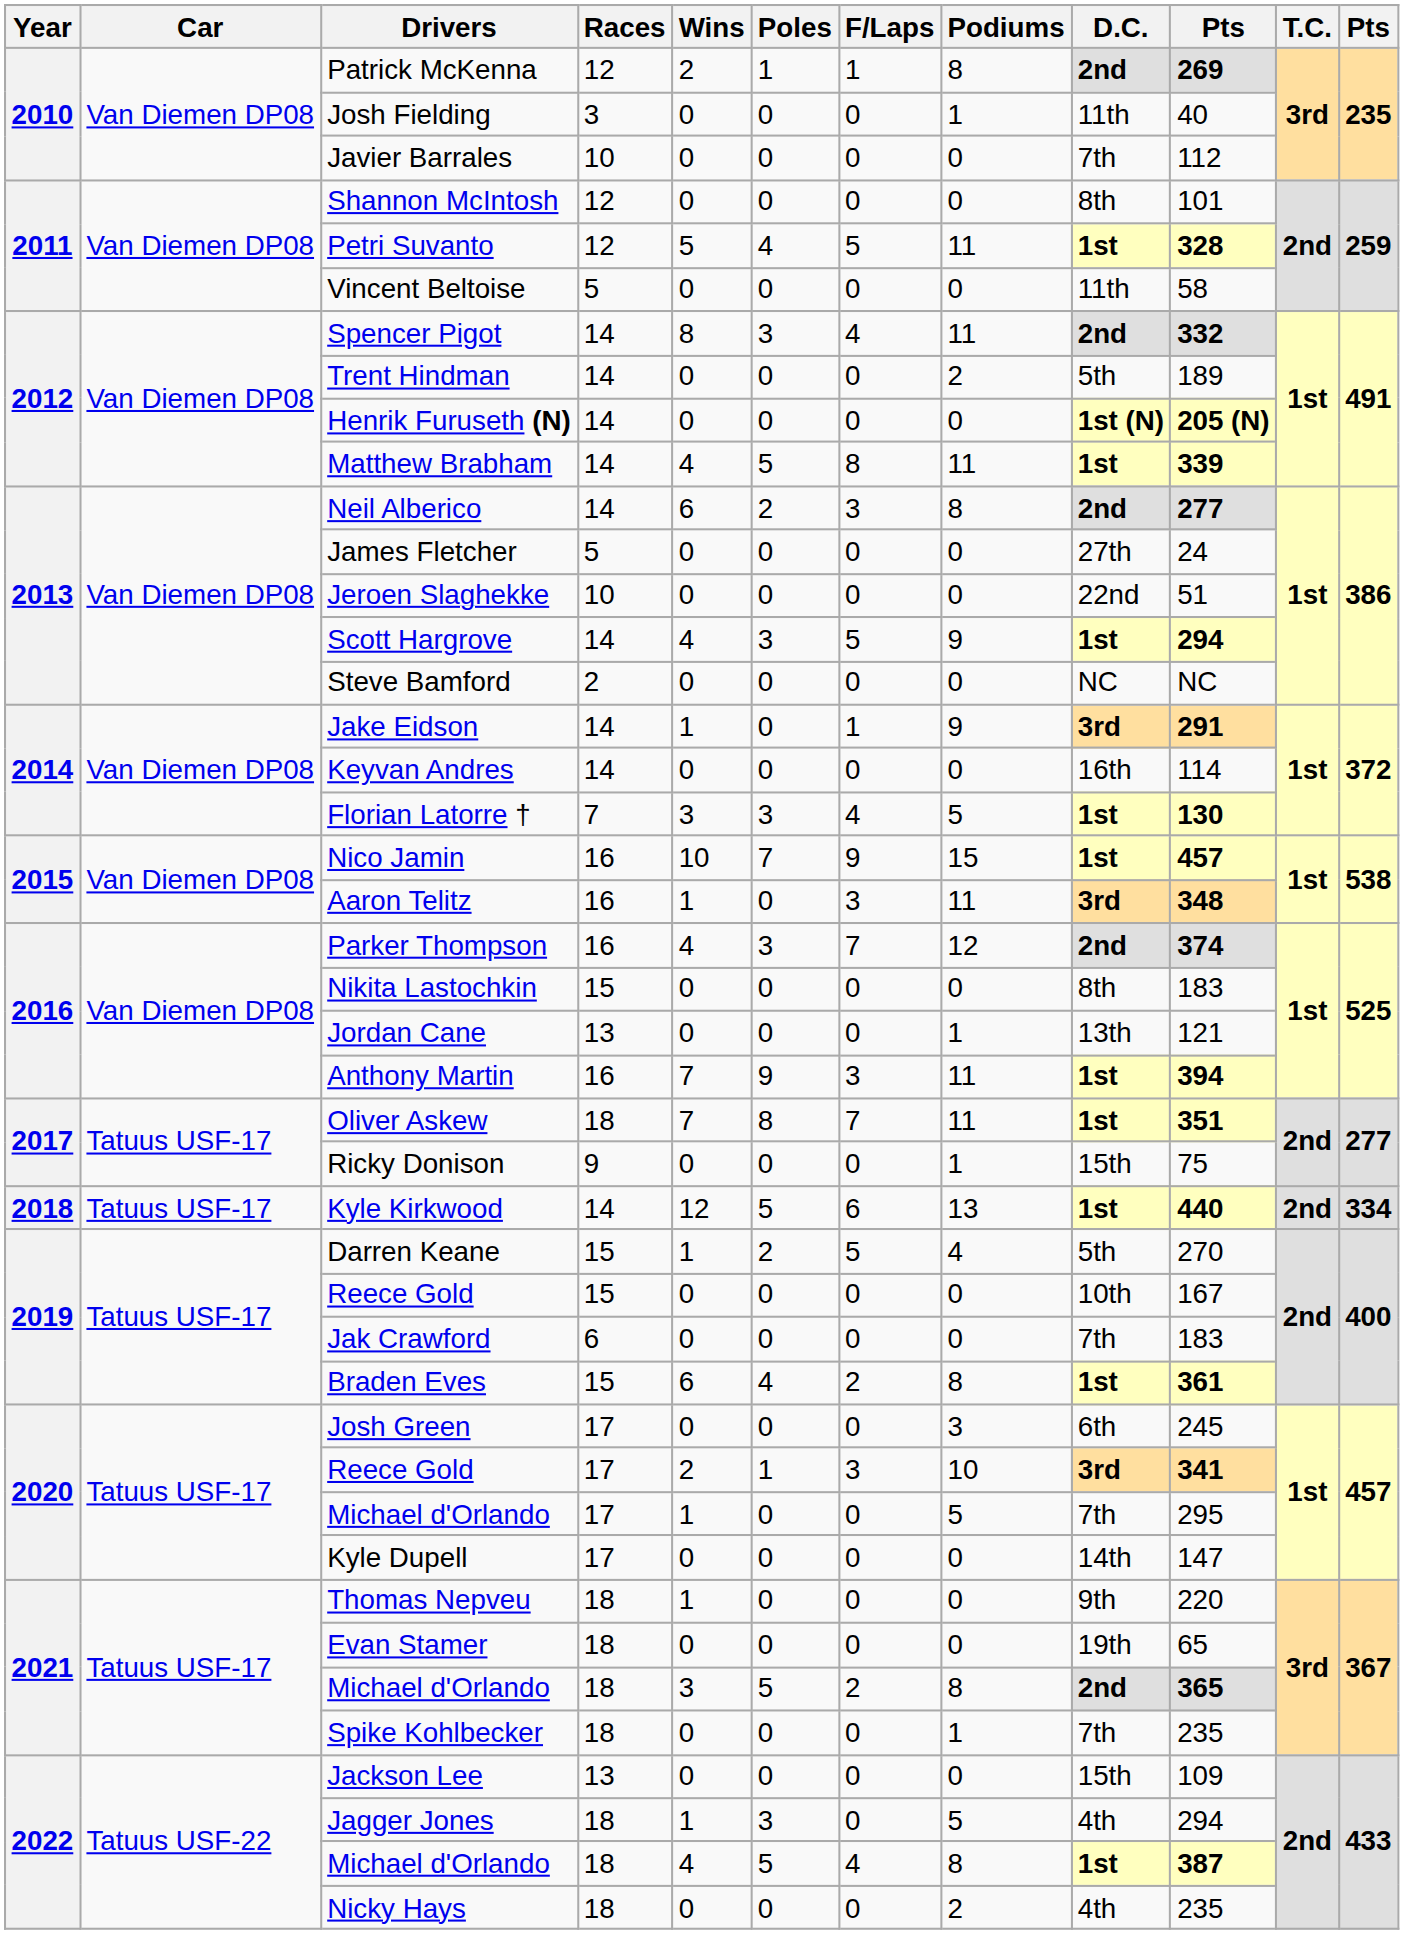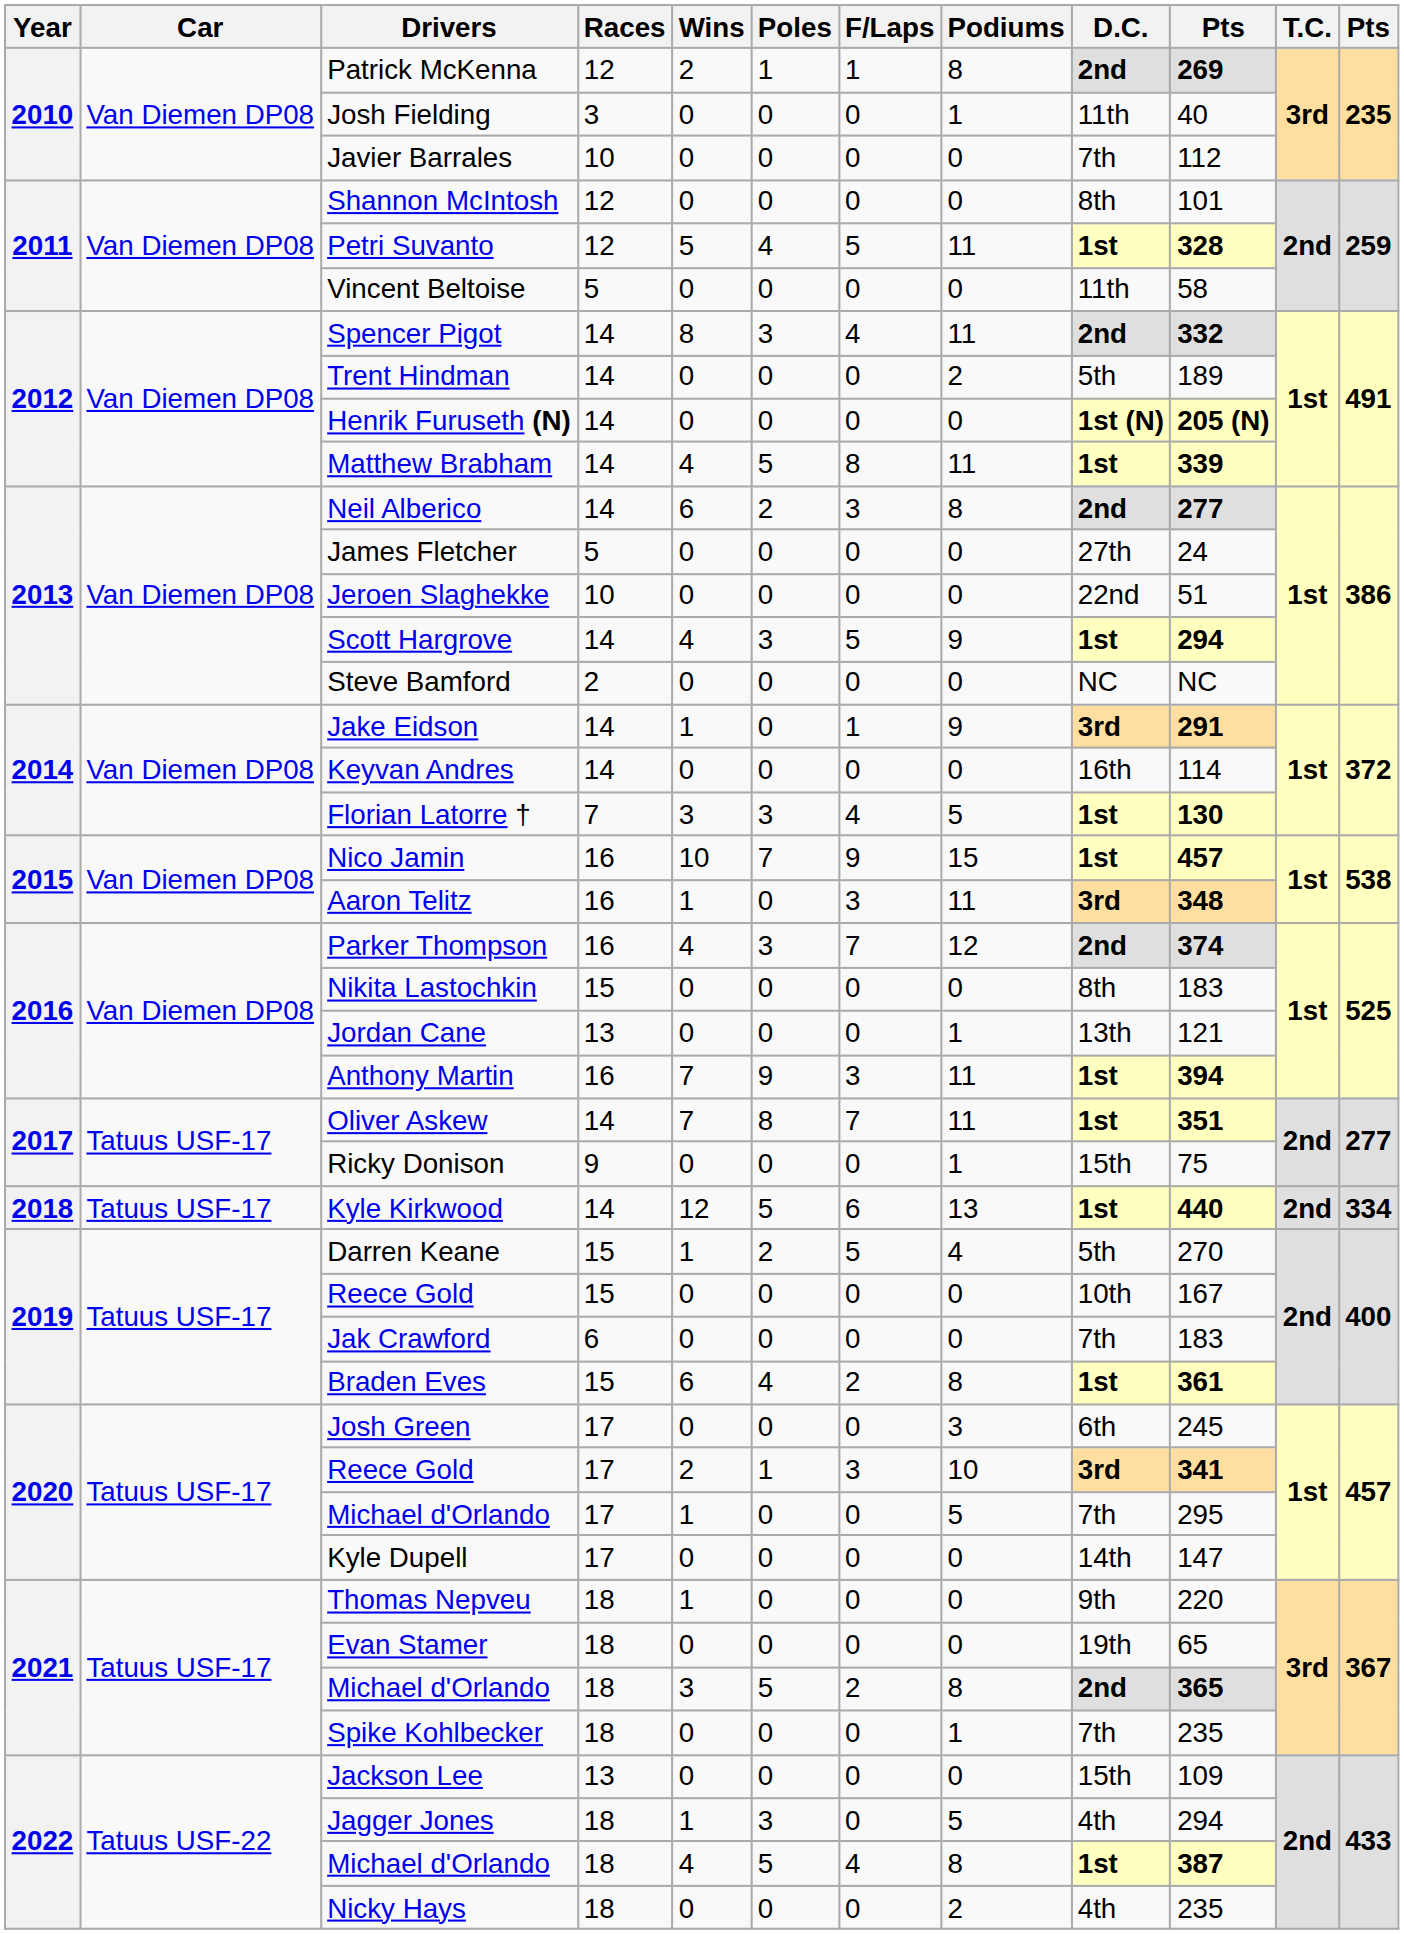(599, 1120) 18 -> (599, 1120) 14
